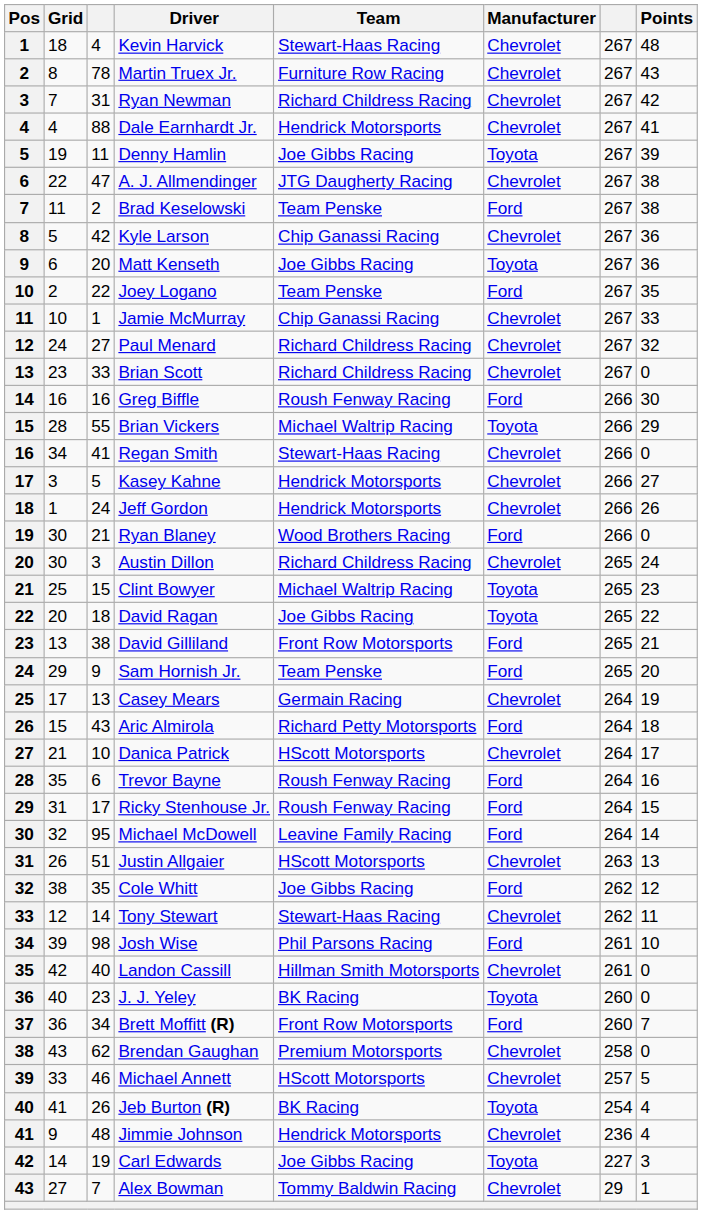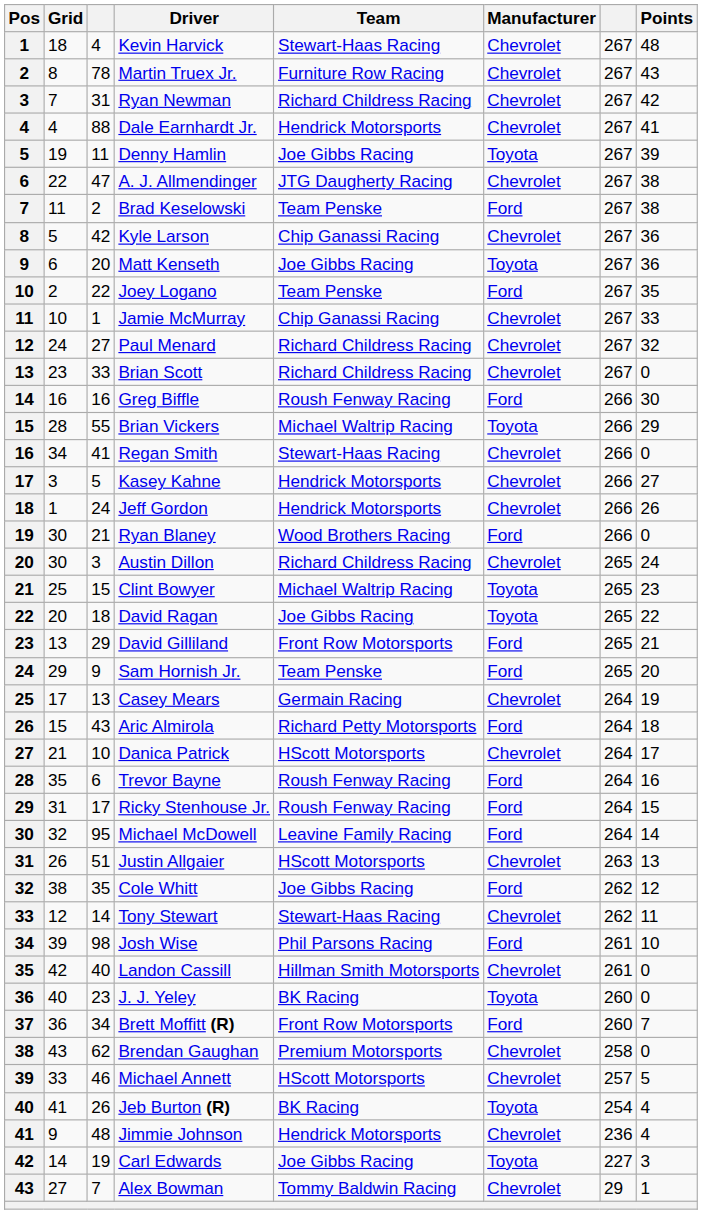(101, 644) 38 -> (101, 644) 29
